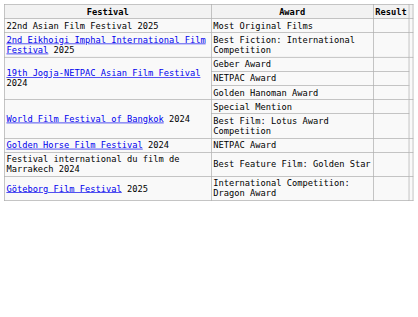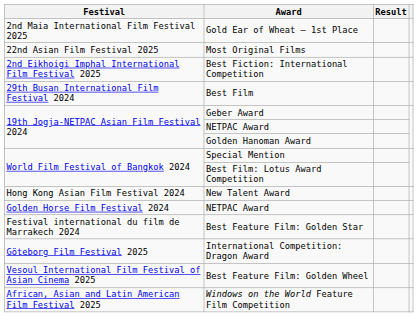+ row: (101, 31)
+ row: (82, 93)
+ row: (96, 194)
+ row: (103, 275)
+ row: (93, 300)
